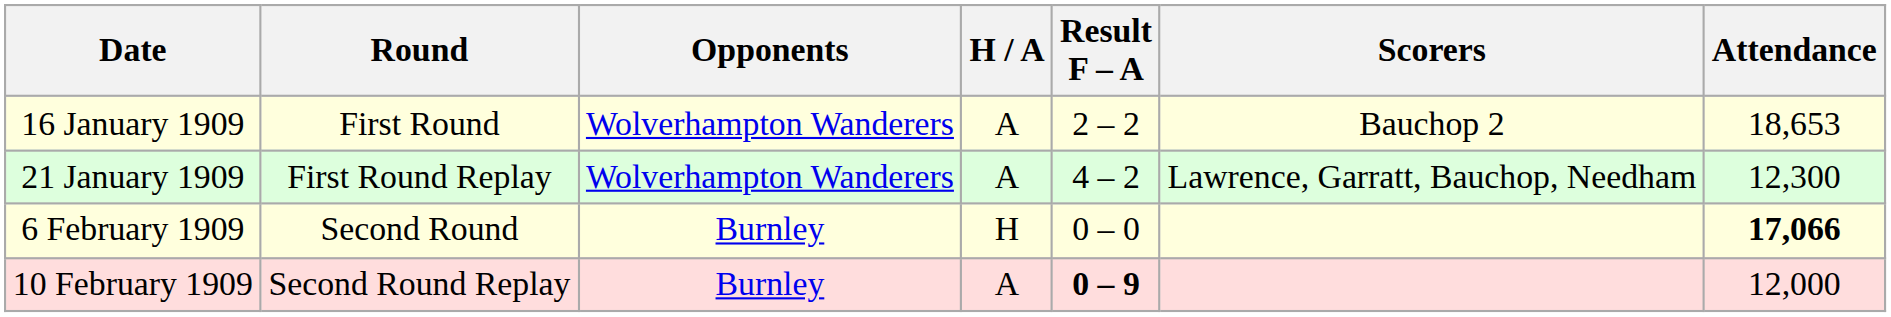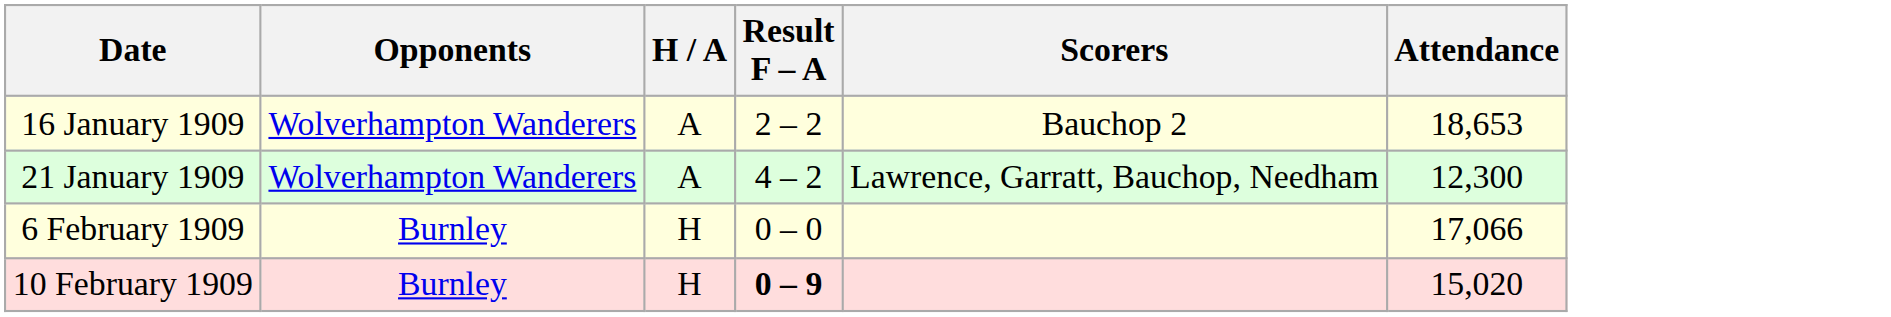- column: (419, 50)
(1794, 229) bold -> (1477, 229) normal
(1007, 283) A -> (690, 283) H
(1794, 283) 12,000 -> (1477, 283) 15,020
